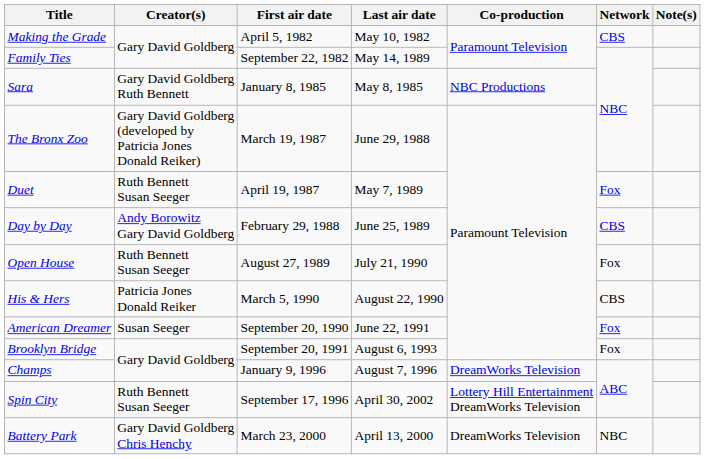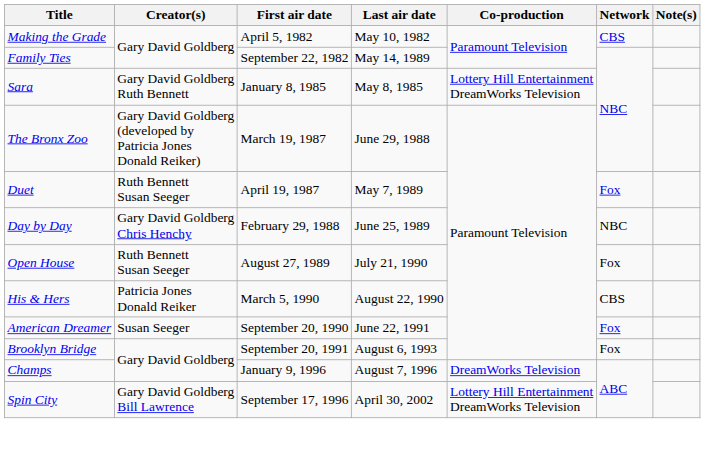(498, 86) NBC Productions -> (522, 86) Lottery Hill Entertainment DreamWorks Television
(176, 226) Andy Borowitz Gary David Goldberg -> (176, 226) Gary David Goldberg Chris Henchy
(612, 226) CBS -> (613, 226) NBC
(153, 399) Ruth Bennett Susan Seeger -> (176, 399) Gary David Goldberg Bill Lawrence
- row: (42, 435)
